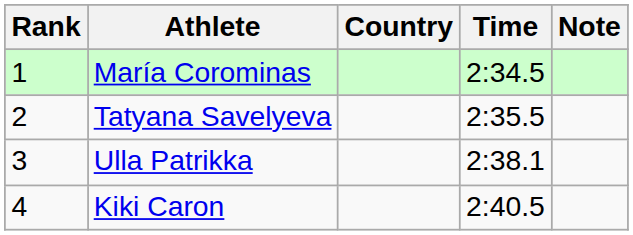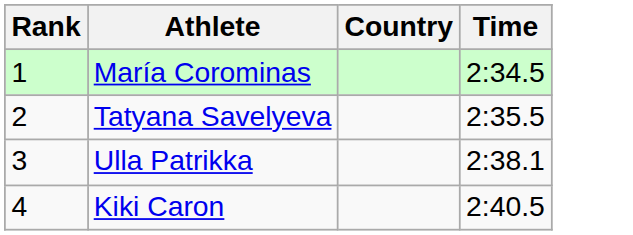- column: (589, 26)
